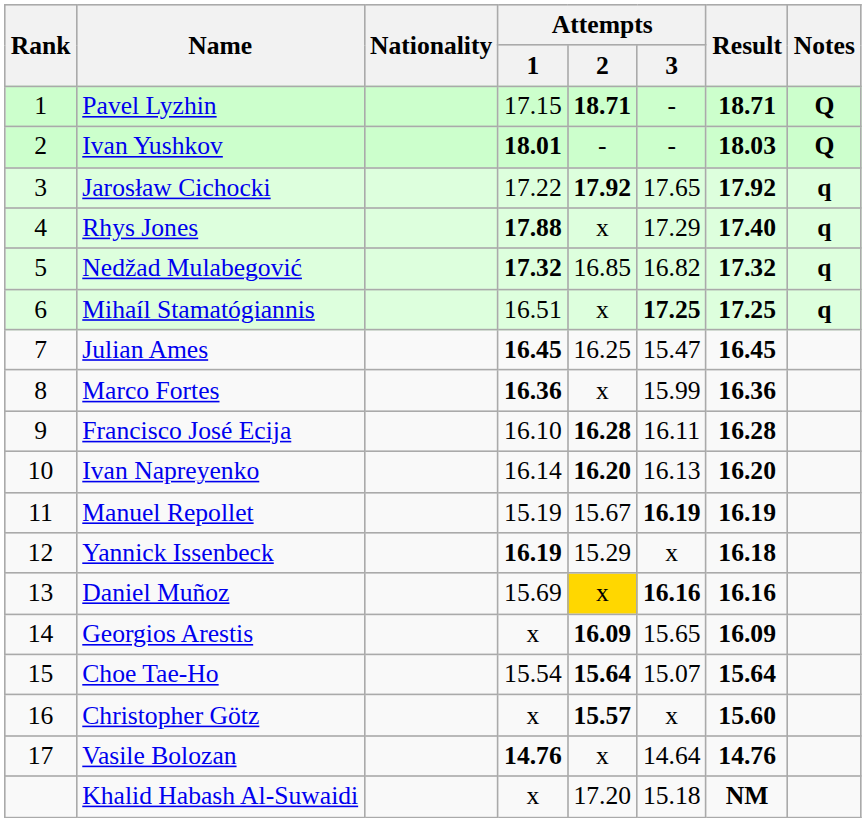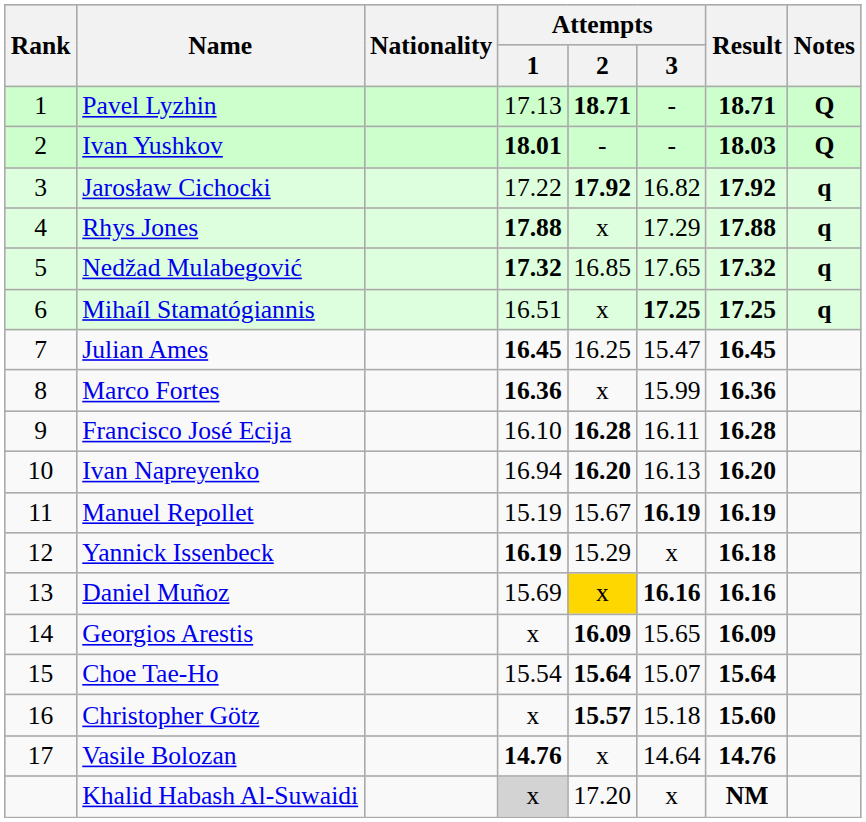(533, 106) 17.15 -> (533, 106) 17.13
(672, 187) 17.65 -> (672, 187) 16.82
(747, 227) 17.40 -> (747, 227) 17.88
(672, 268) 16.82 -> (672, 268) 17.65
(533, 471) 16.14 -> (533, 471) 16.94
(672, 715) x -> (672, 715) 15.18
(533, 796) no background -> (533, 796) lightgrey background
(672, 796) 15.18 -> (672, 796) x
